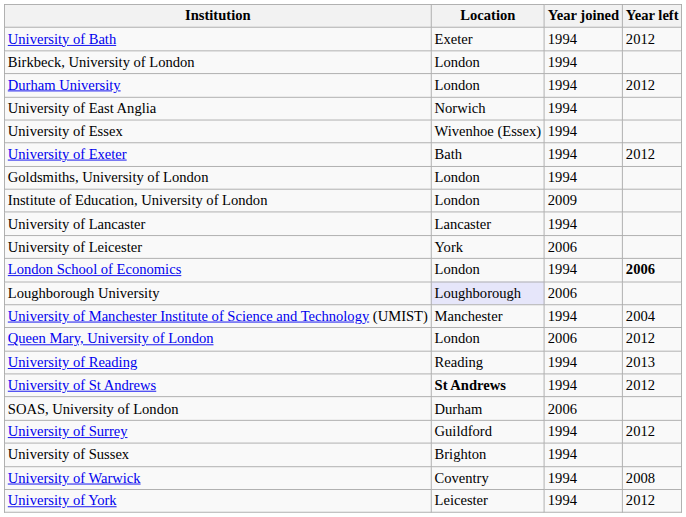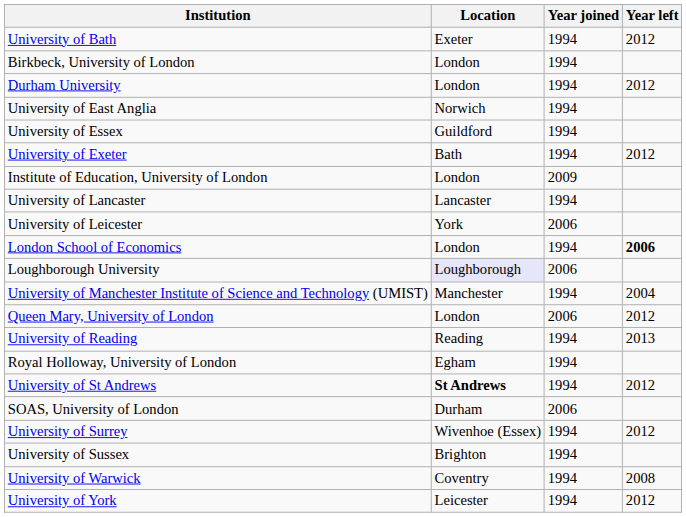(488, 131) Wivenhoe (Essex) -> (463, 131) Guildford
- row: (108, 177)
+ row: (122, 362)
(463, 431) Guildford -> (488, 431) Wivenhoe (Essex)
